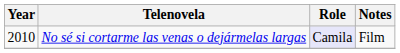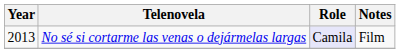(21, 37) 2010 -> (21, 37) 2013
